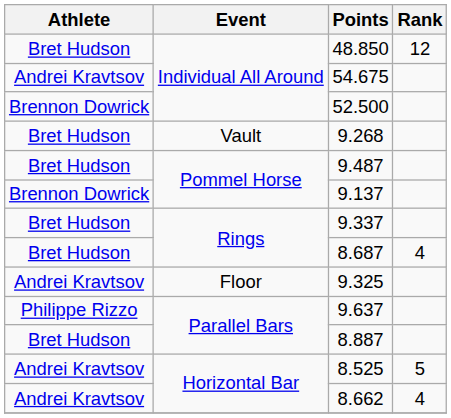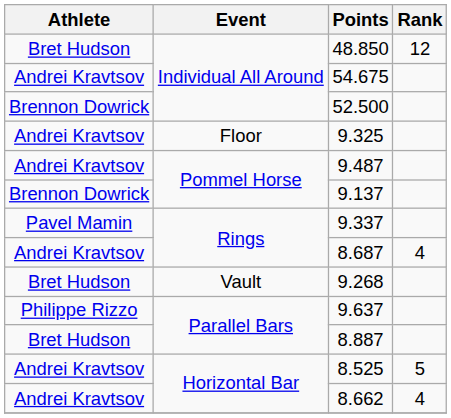rows swapped: (361, 282) <-> (361, 136)
(79, 165) Bret Hudson -> (79, 165) Andrei Kravtsov
(79, 223) Bret Hudson -> (79, 223) Pavel Mamin
(79, 253) Bret Hudson -> (79, 253) Andrei Kravtsov
